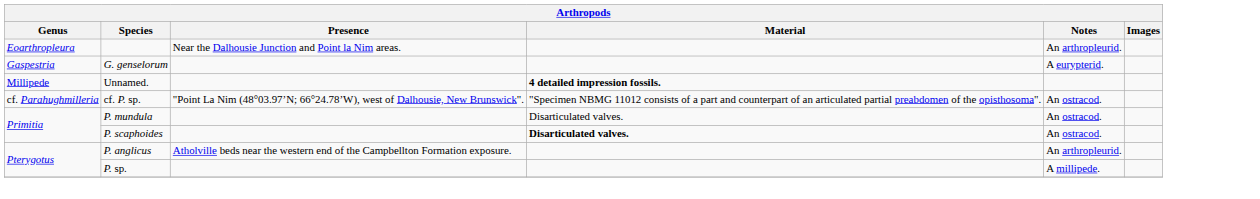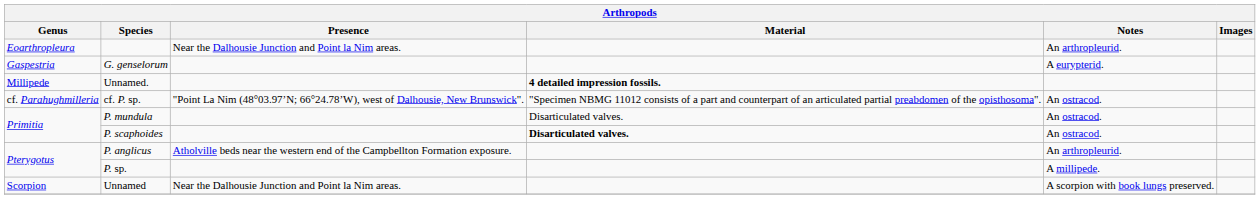+ row: (26, 185)
